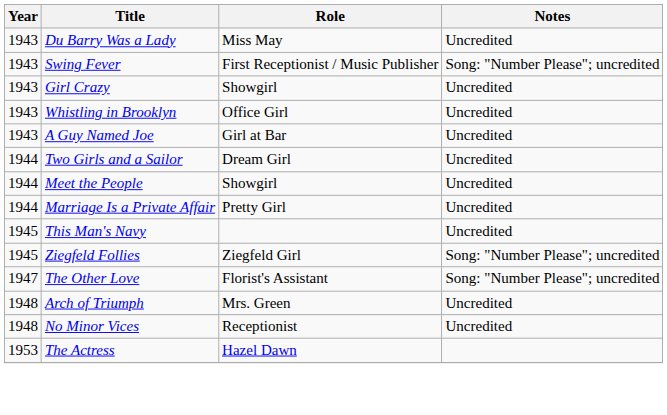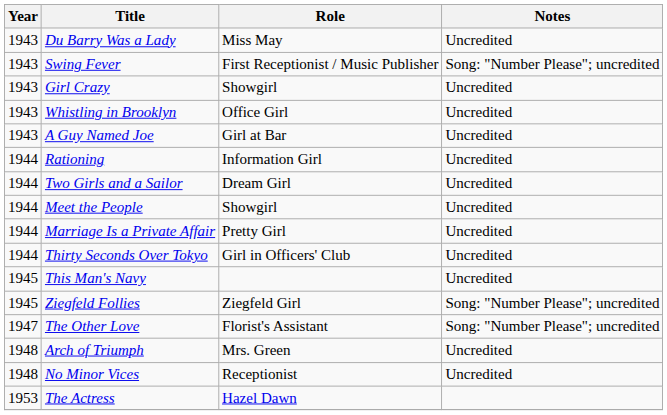+ row: (75, 159)
+ row: (126, 254)
